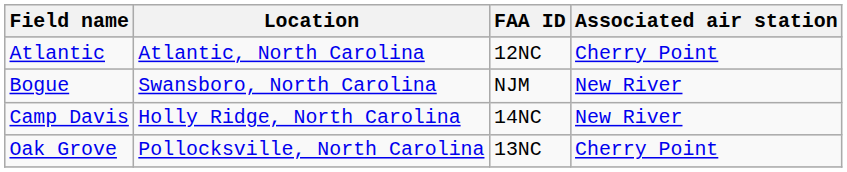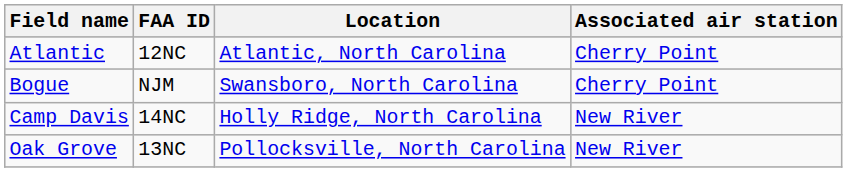columns swapped: (530, 21) <-> (311, 21)
(629, 86) New River -> (647, 86) Cherry Point
(647, 151) Cherry Point -> (629, 151) New River
